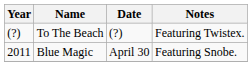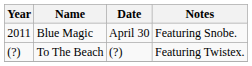rows swapped: (70, 33) <-> (65, 52)
